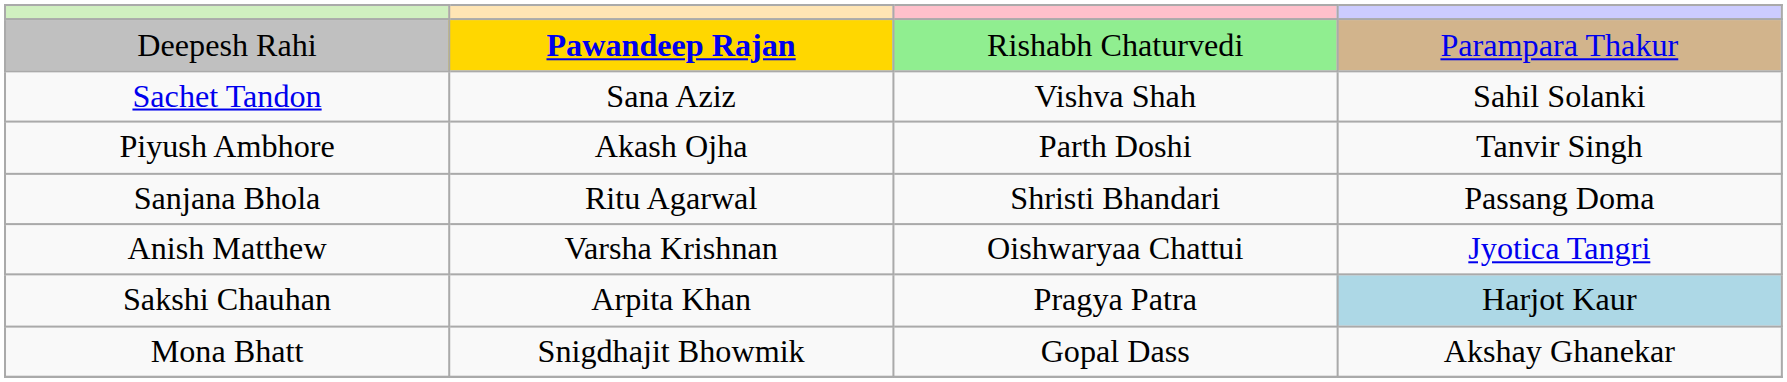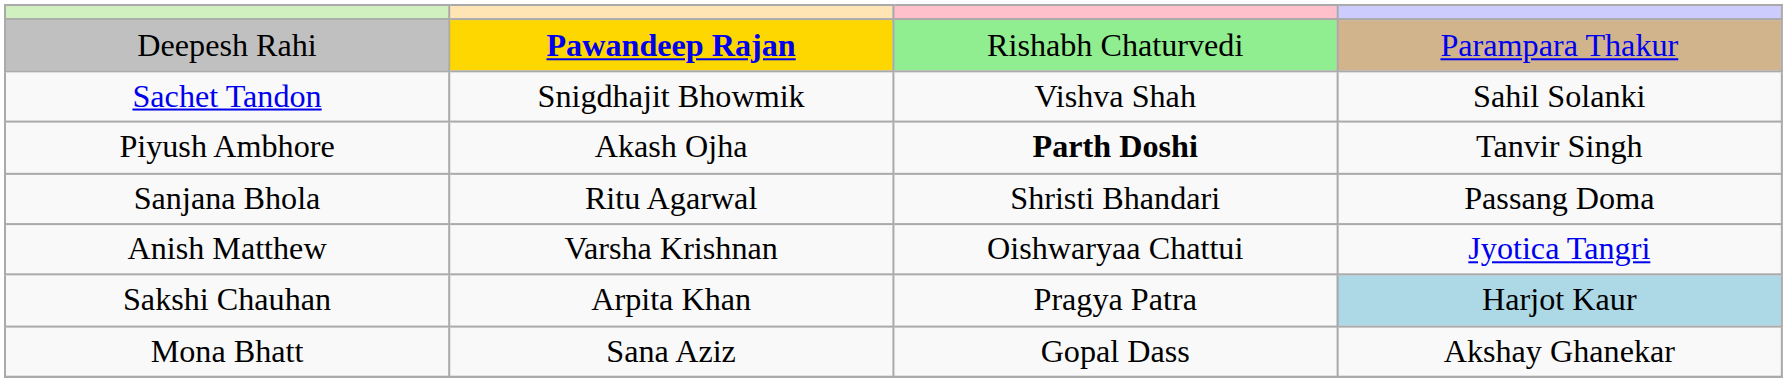(671, 95) Sana Aziz -> (671, 95) Snigdhajit Bhowmik
(1115, 146) normal -> (1115, 146) bold
(671, 350) Snigdhajit Bhowmik -> (671, 350) Sana Aziz
